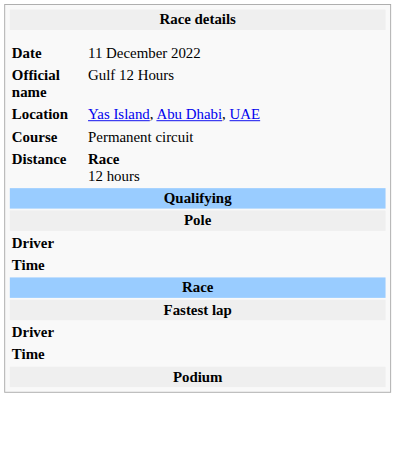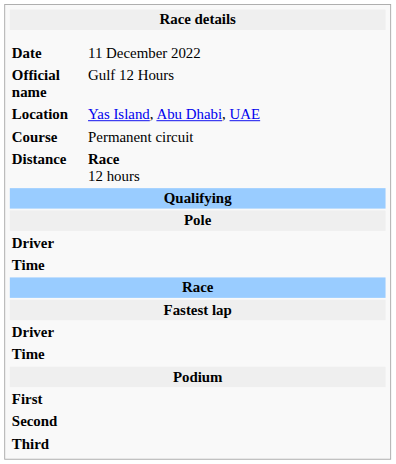+ row: (27, 399)
+ row: (35, 421)
+ row: (30, 444)
